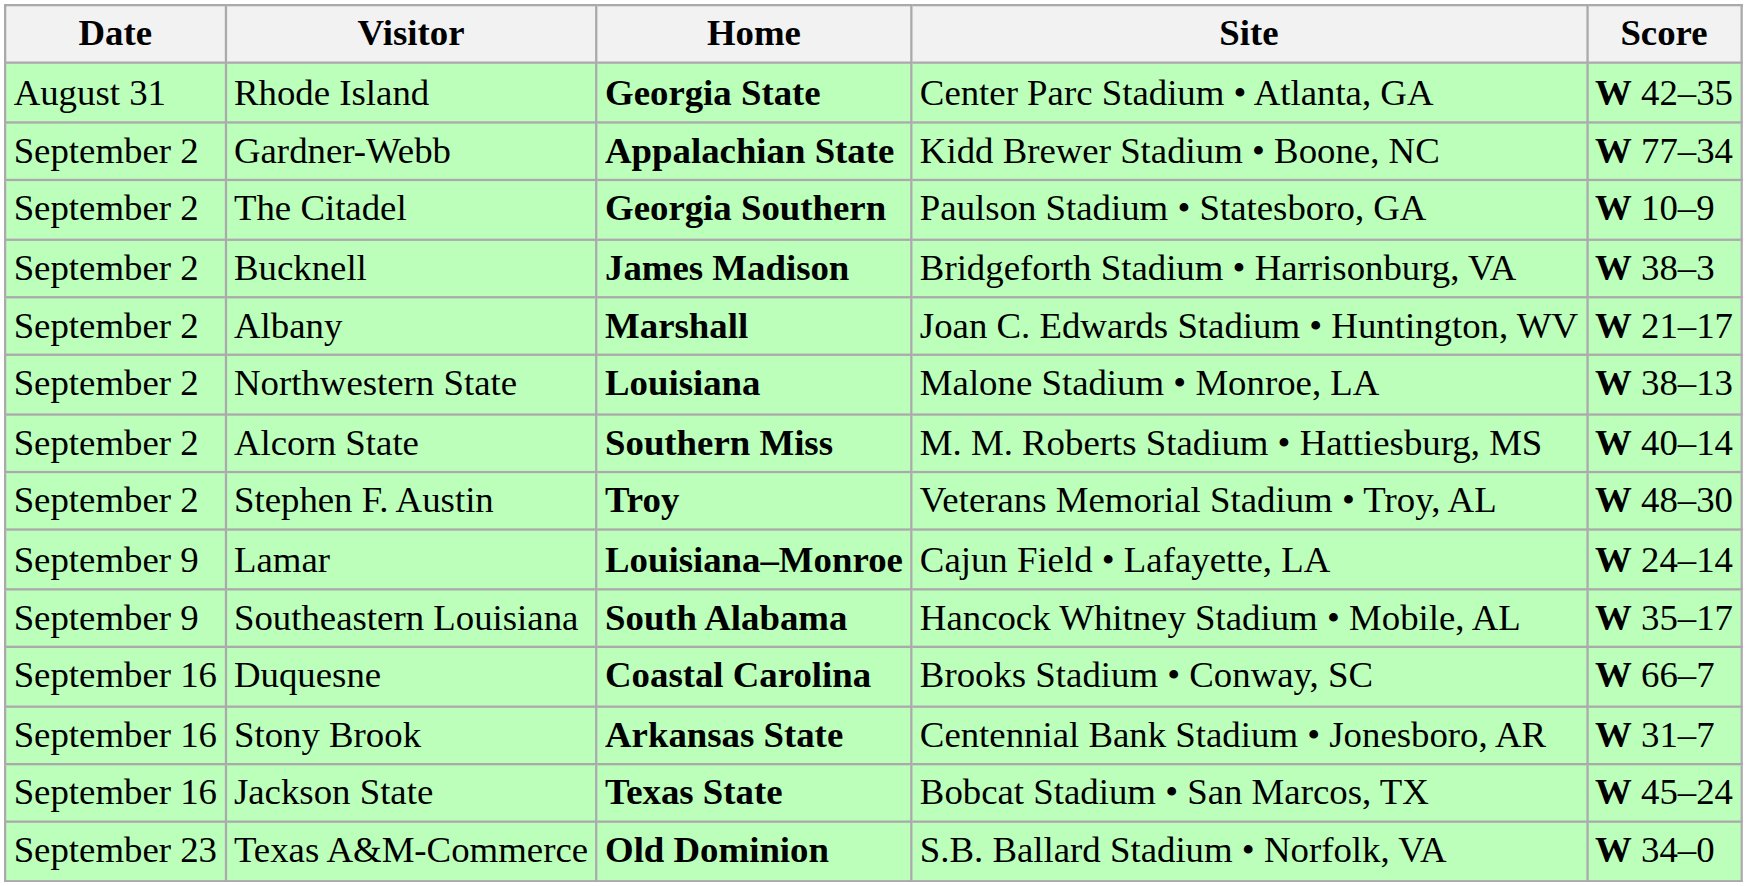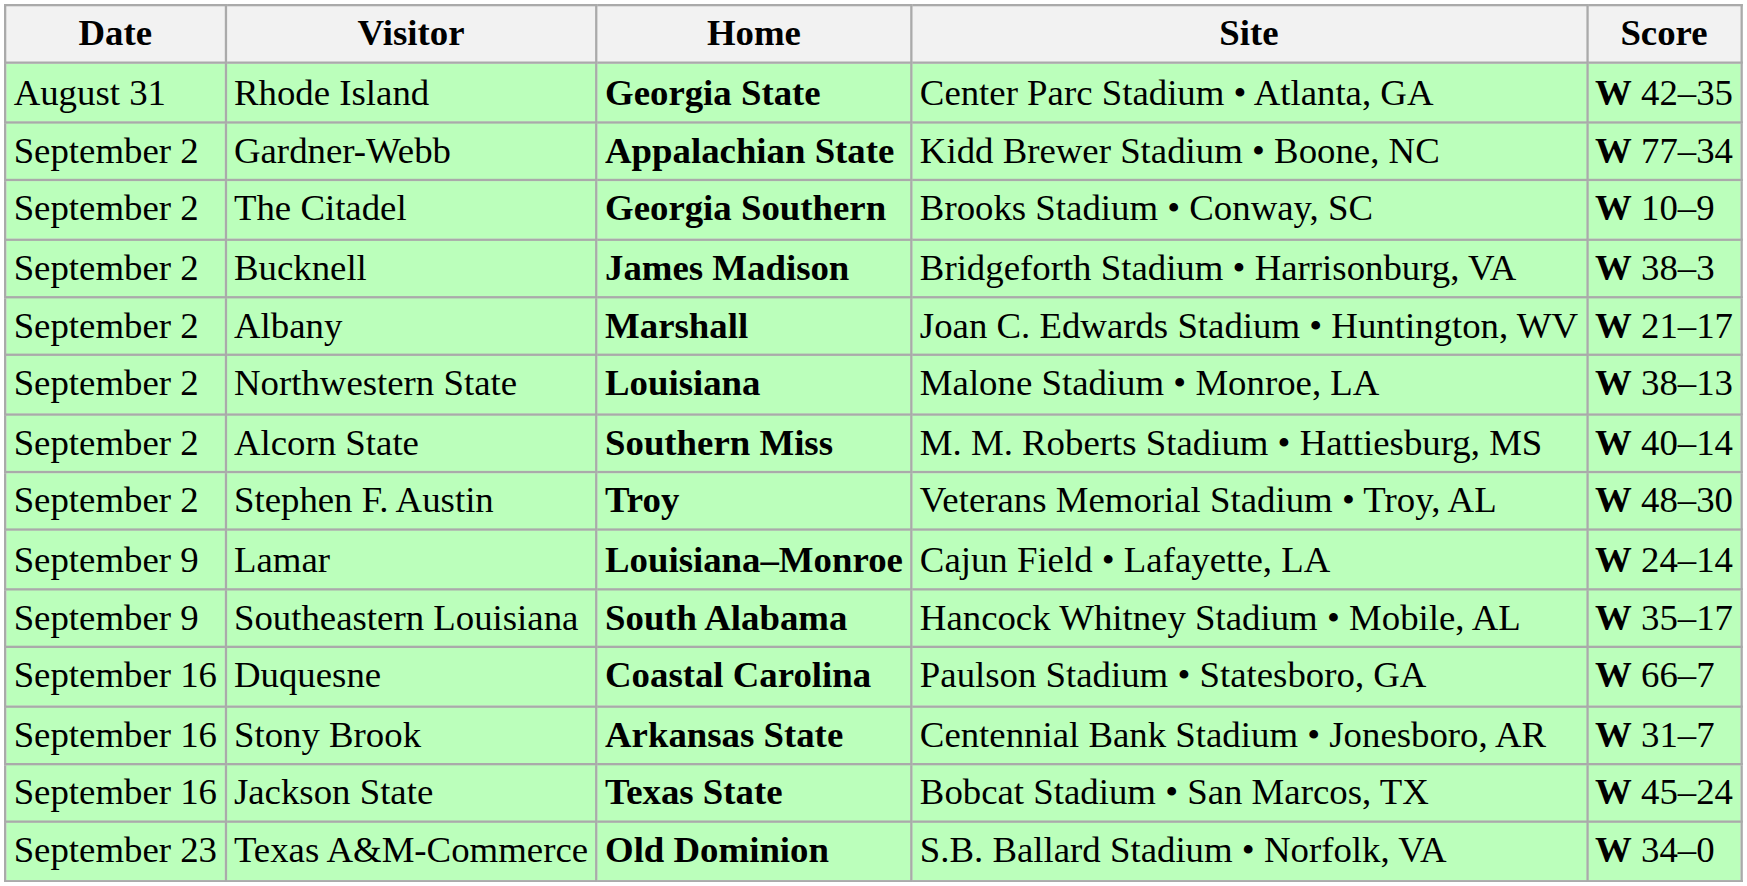(1173, 208) Paulson Stadium • Statesboro, GA -> (1146, 208) Brooks Stadium • Conway, SC
(1146, 675) Brooks Stadium • Conway, SC -> (1173, 675) Paulson Stadium • Statesboro, GA
